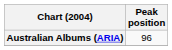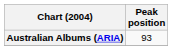(147, 38) 96 -> (147, 38) 93
